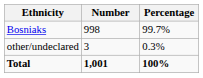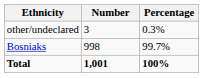rows swapped: (26, 30) <-> (43, 47)
